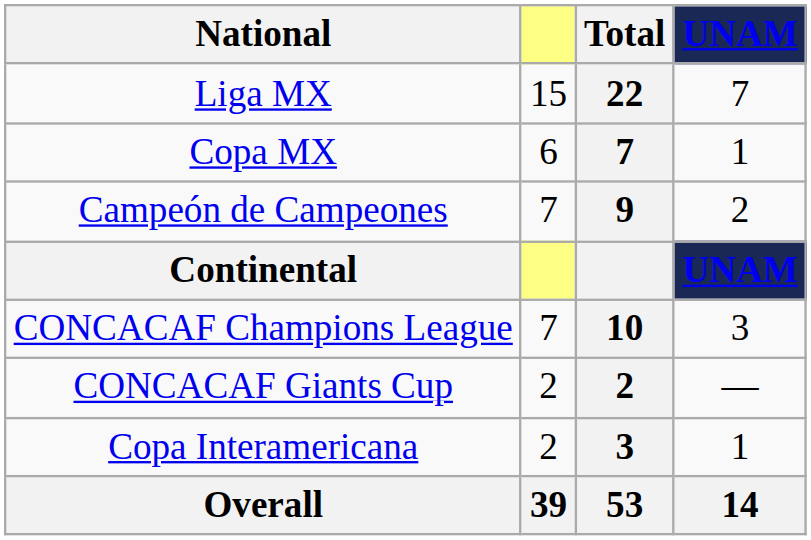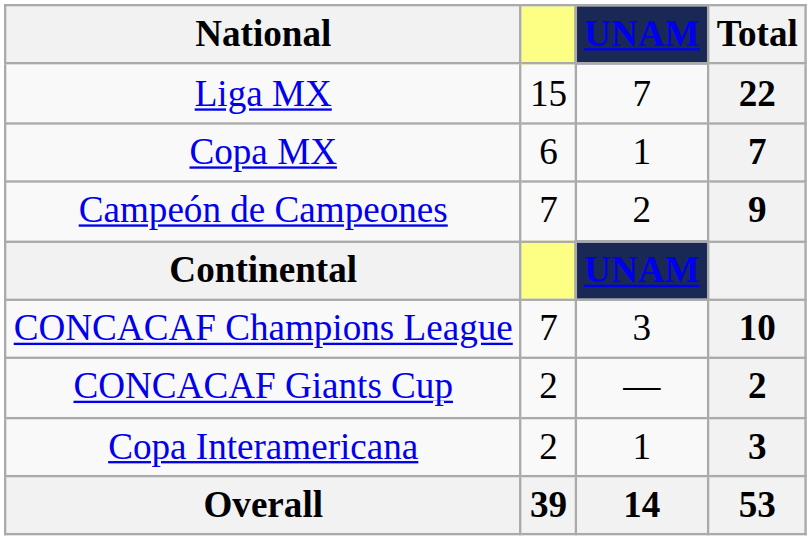columns swapped: (740, 33) <-> (625, 33)
